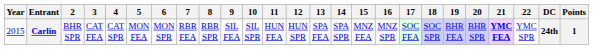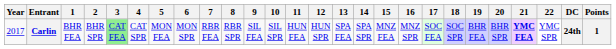+ column: (73, 11)
(15, 31) 2015 -> (15, 31) 2017
(94, 31) no background -> (117, 31) lightgreen background
